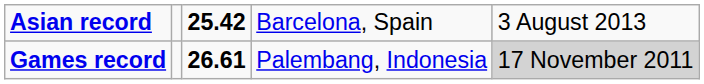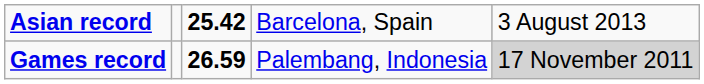(217, 59) 26.61 -> (217, 59) 26.59
